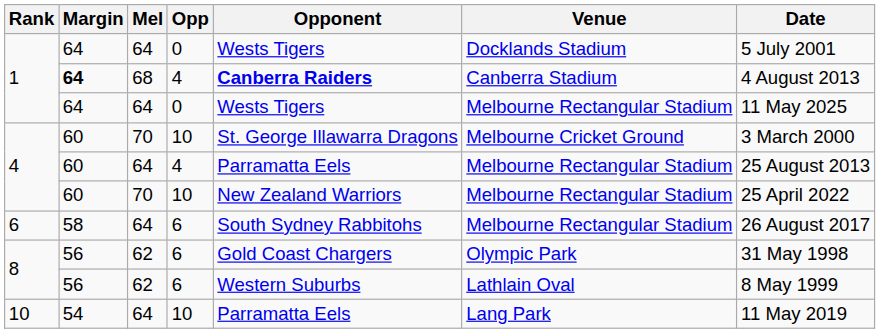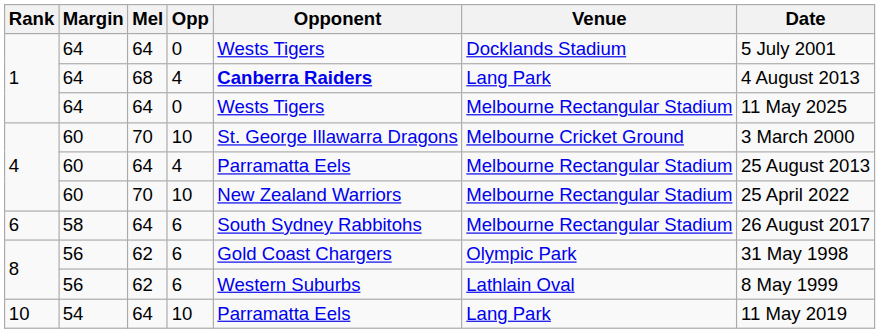(73, 78) bold -> (73, 78) normal
(542, 78) Canberra Stadium -> (509, 78) Lang Park
